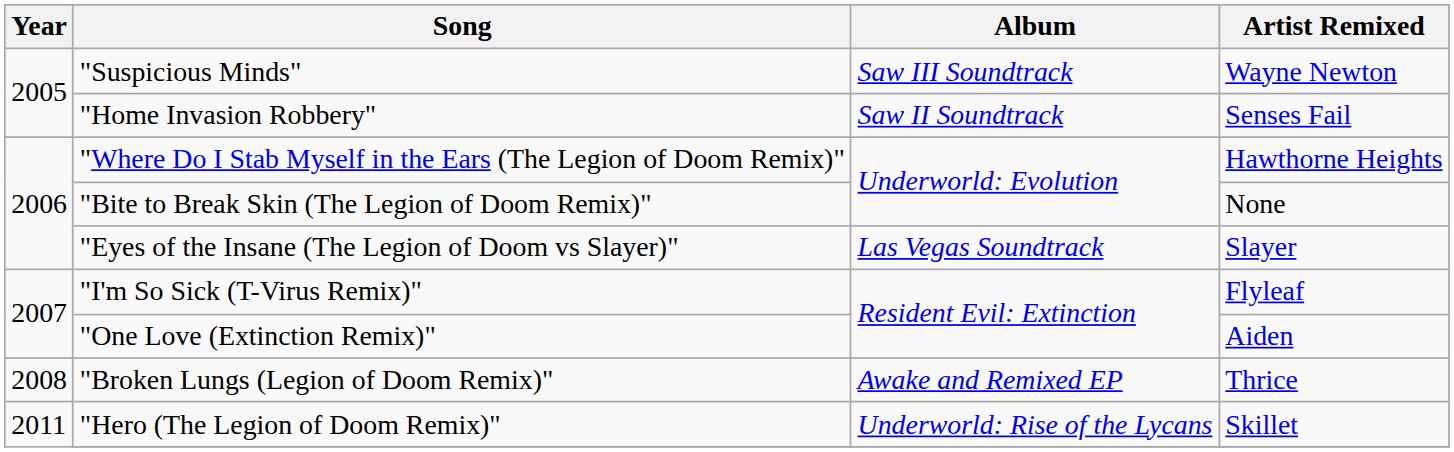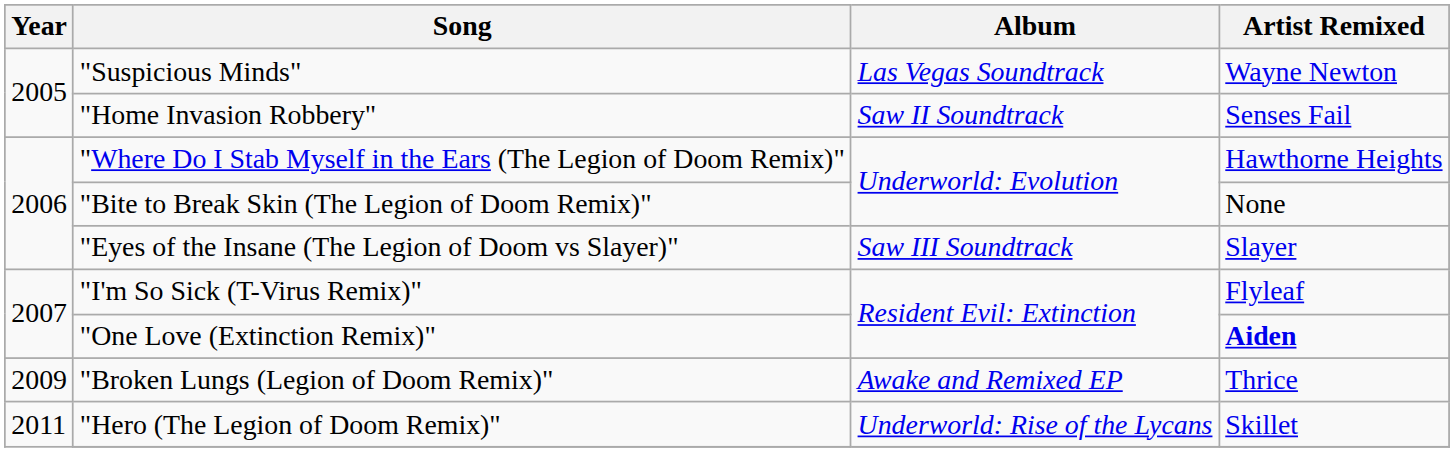(965, 70) Saw III Soundtrack -> (981, 70) Las Vegas Soundtrack
(981, 247) Las Vegas Soundtrack -> (965, 247) Saw III Soundtrack
(1259, 335) normal -> (1261, 335) bold
(39, 379) 2008 -> (39, 379) 2009
